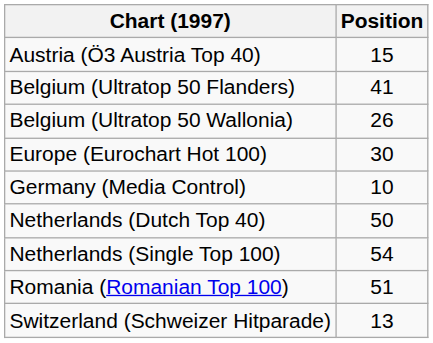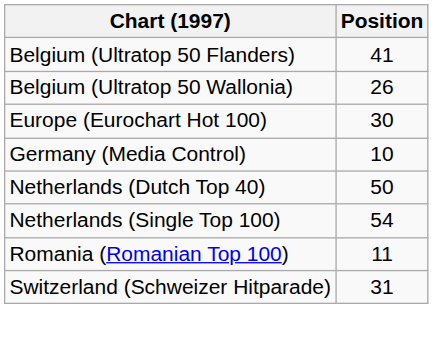- row: (135, 54)
(382, 287) 51 -> (382, 253) 11
(382, 320) 13 -> (382, 287) 31
